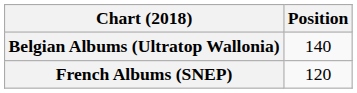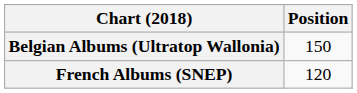(318, 46) 140 -> (318, 46) 150
